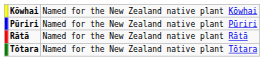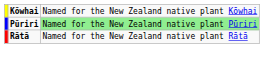(150, 24) no background -> (150, 24) lightgreen background
- row: (24, 50)
